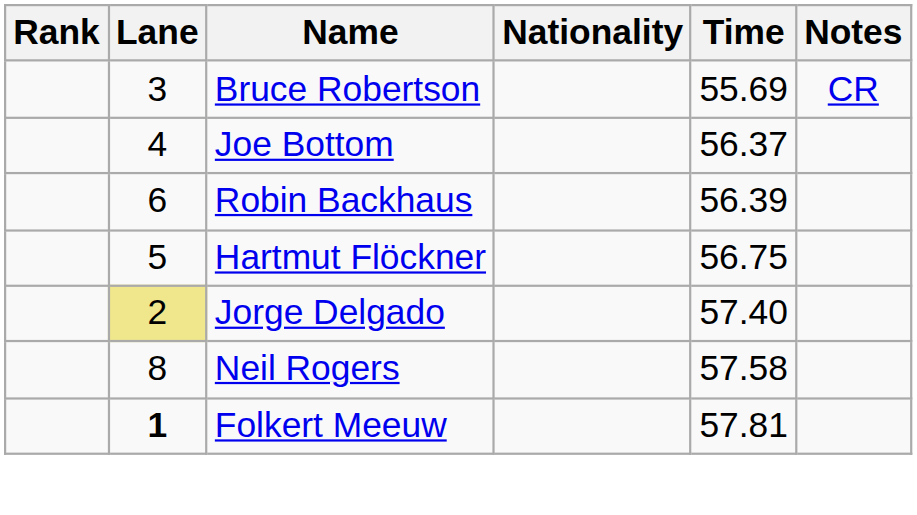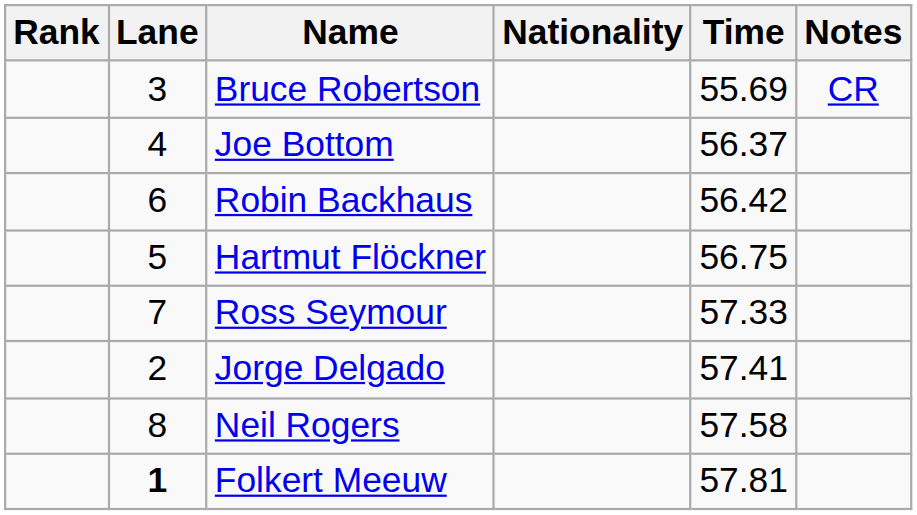(744, 200) 56.39 -> (744, 200) 56.42
+ row: (331, 312)
(157, 312) khaki background -> (157, 369) no background
(744, 312) 57.40 -> (744, 369) 57.41
